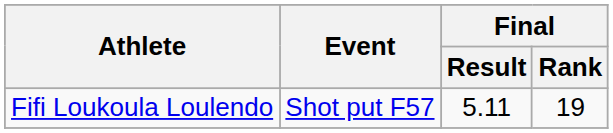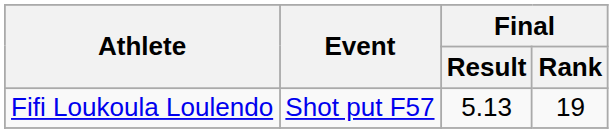(487, 108) 5.11 -> (487, 108) 5.13
